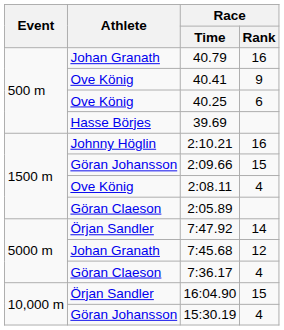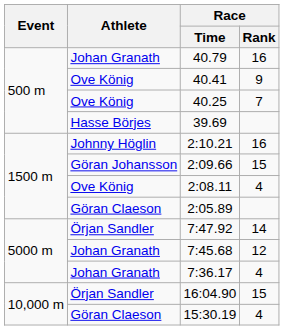(259, 101) 6 -> (259, 101) 7
(116, 272) Göran Claeson -> (115, 272) Johan Granath
(124, 315) Göran Johansson -> (116, 315) Göran Claeson
